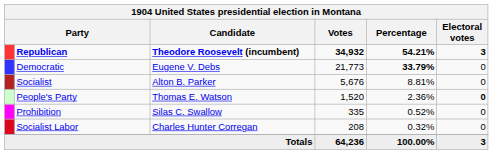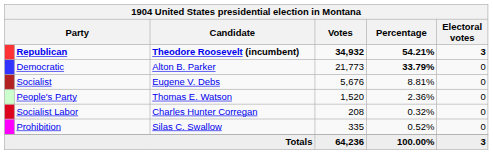(186, 67) Eugene V. Debs -> (184, 67) Alton B. Parker
(184, 82) Alton B. Parker -> (186, 82) Eugene V. Debs
(483, 97) bold -> (483, 97) normal
rows swapped: (39, 112) <-> (47, 127)
